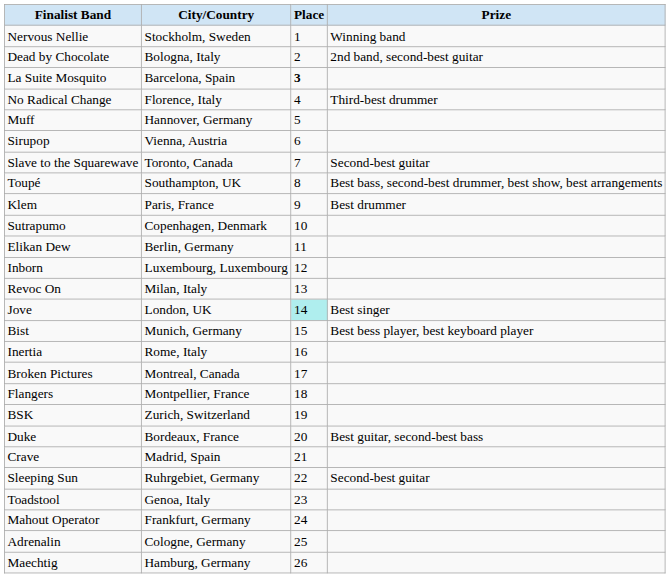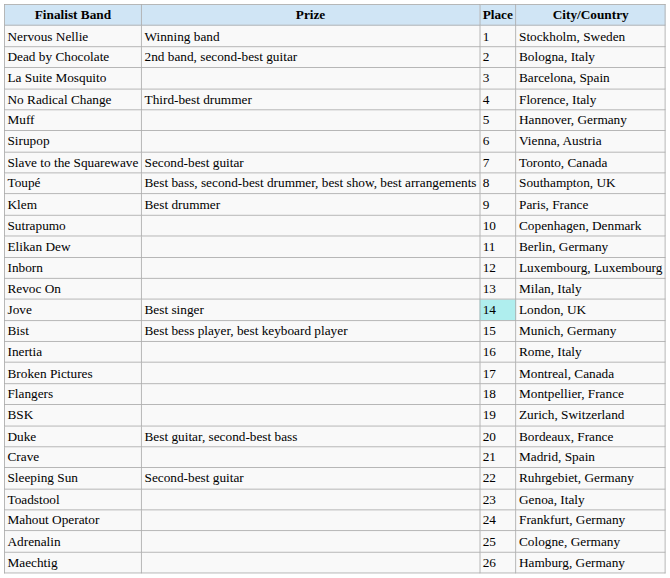columns swapped: (216, 15) <-> (496, 15)
(297, 78) bold -> (486, 78) normal
